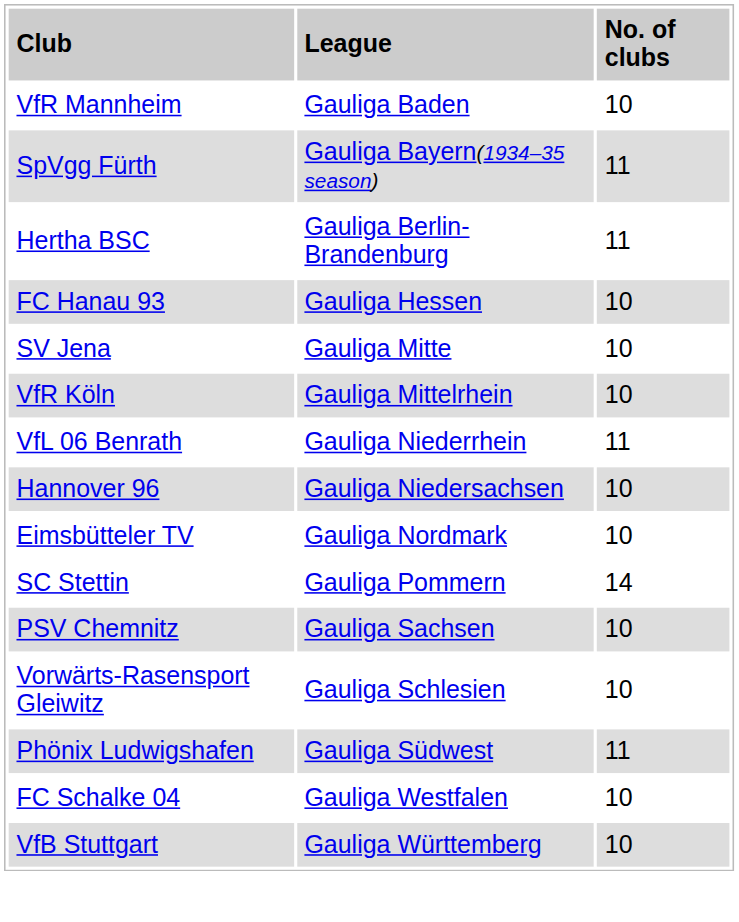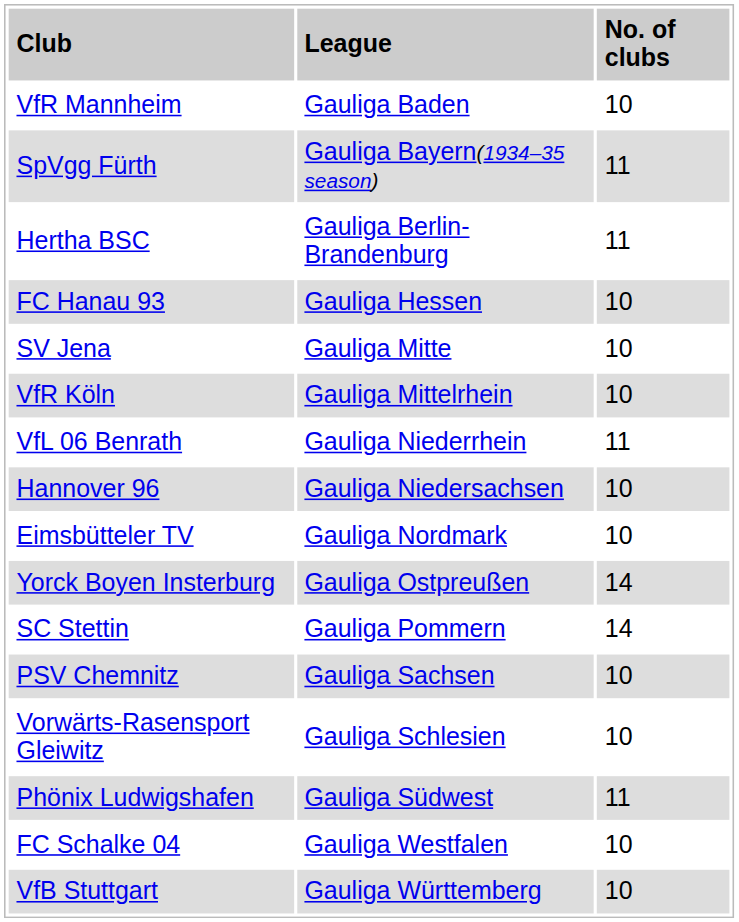+ row: (146, 582)
